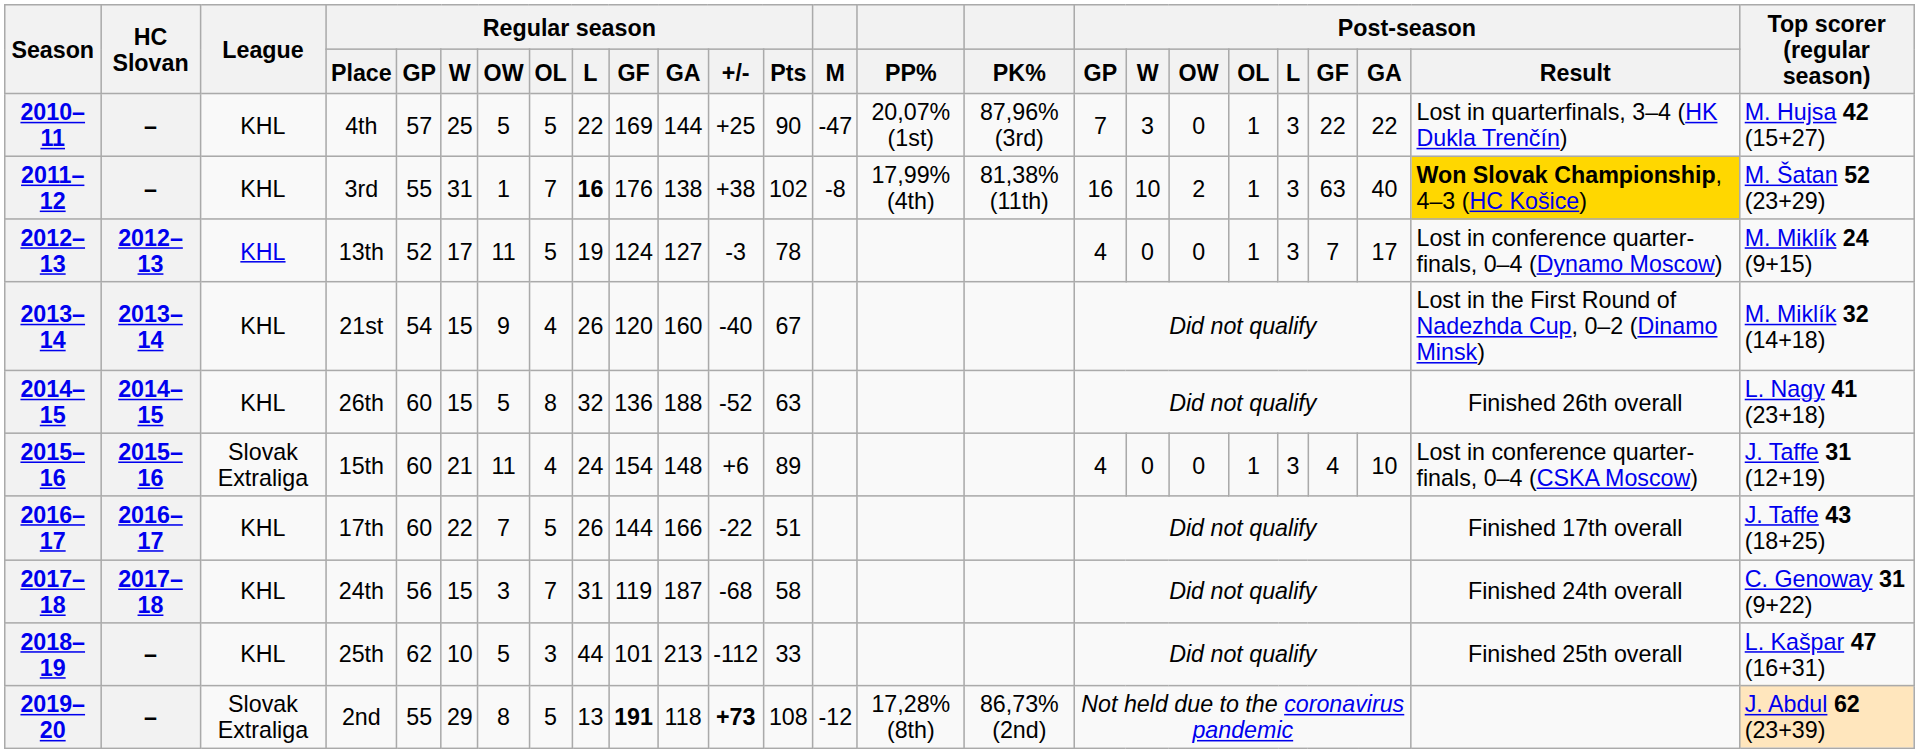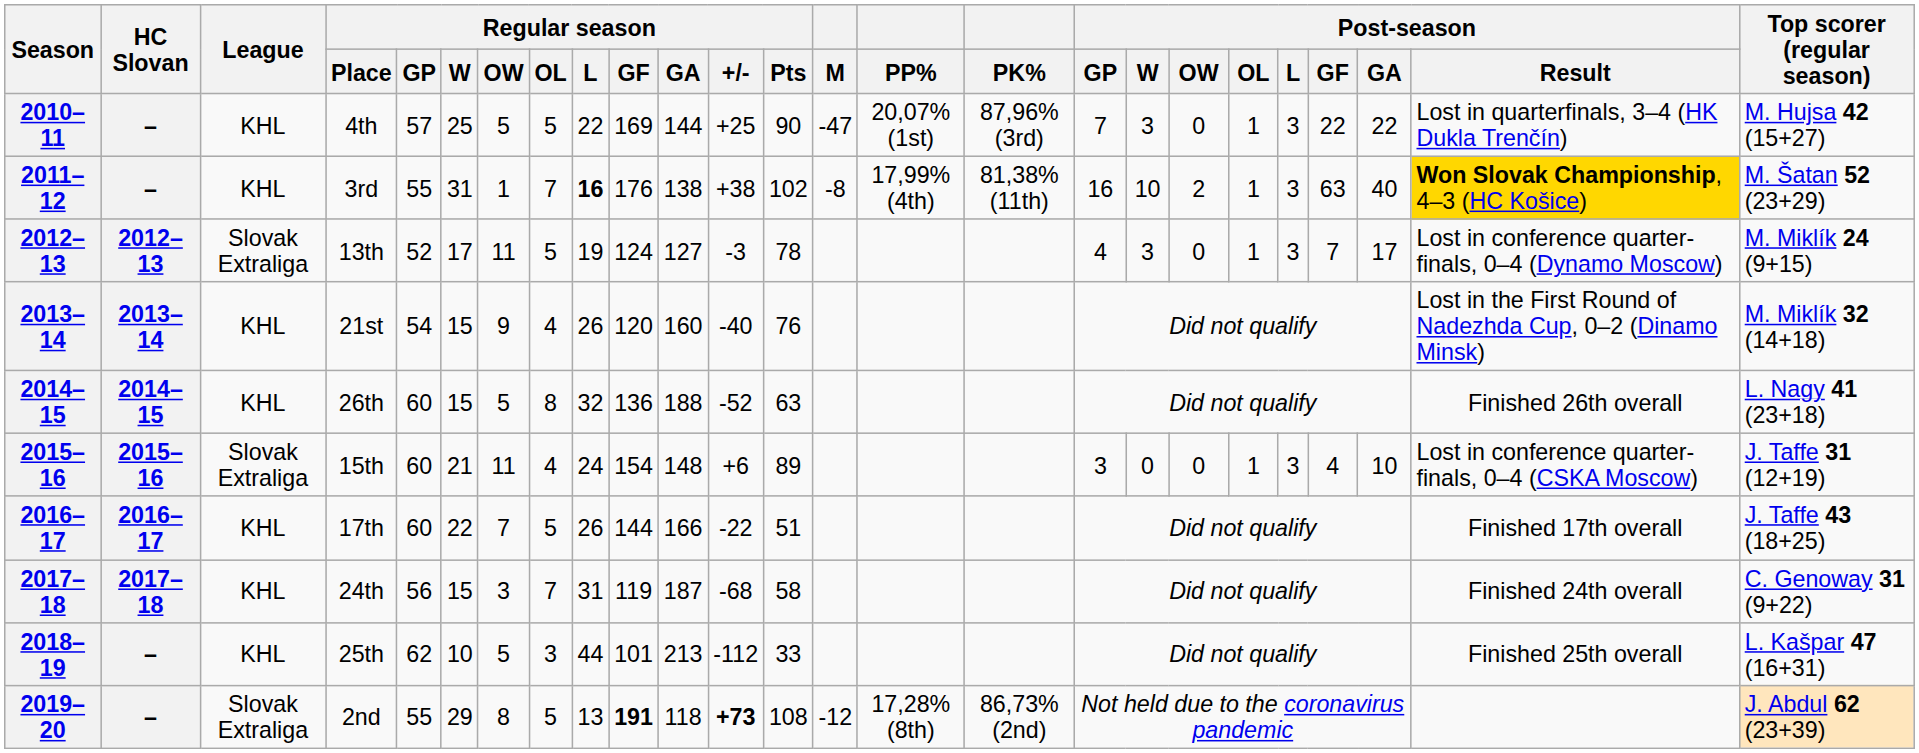(263, 251) KHL -> (263, 251) Slovak Extraliga
(1148, 251) 0 -> (1148, 251) 3
(788, 327) 67 -> (788, 327) 76
(1100, 465) 4 -> (1100, 465) 3
